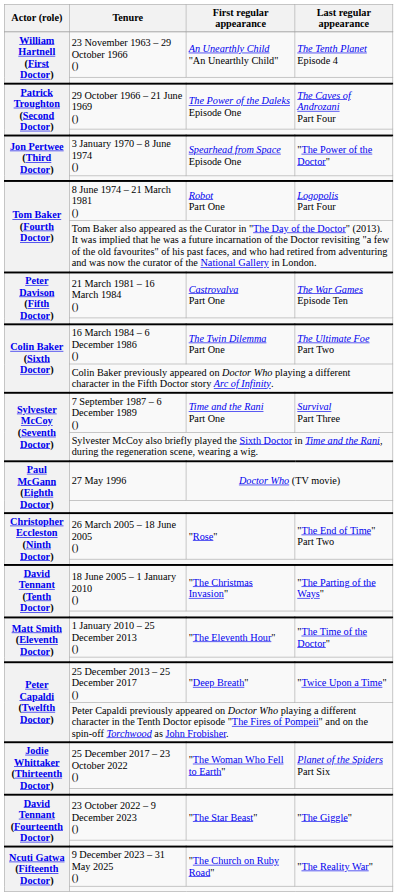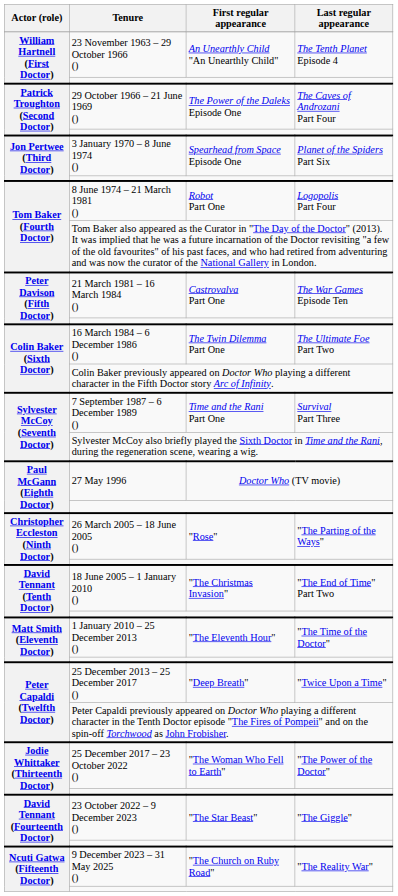(335, 156) "The Power of the Doctor" -> (340, 156) Planet of the Spiders Part Six
(336, 536) "The End of Time" Part Two -> (336, 536) "The Parting of the Ways"
(336, 588) "The Parting of the Ways" -> (336, 588) "The End of Time" Part Two
(340, 765) Planet of the Spiders Part Six -> (335, 765) "The Power of the Doctor"
